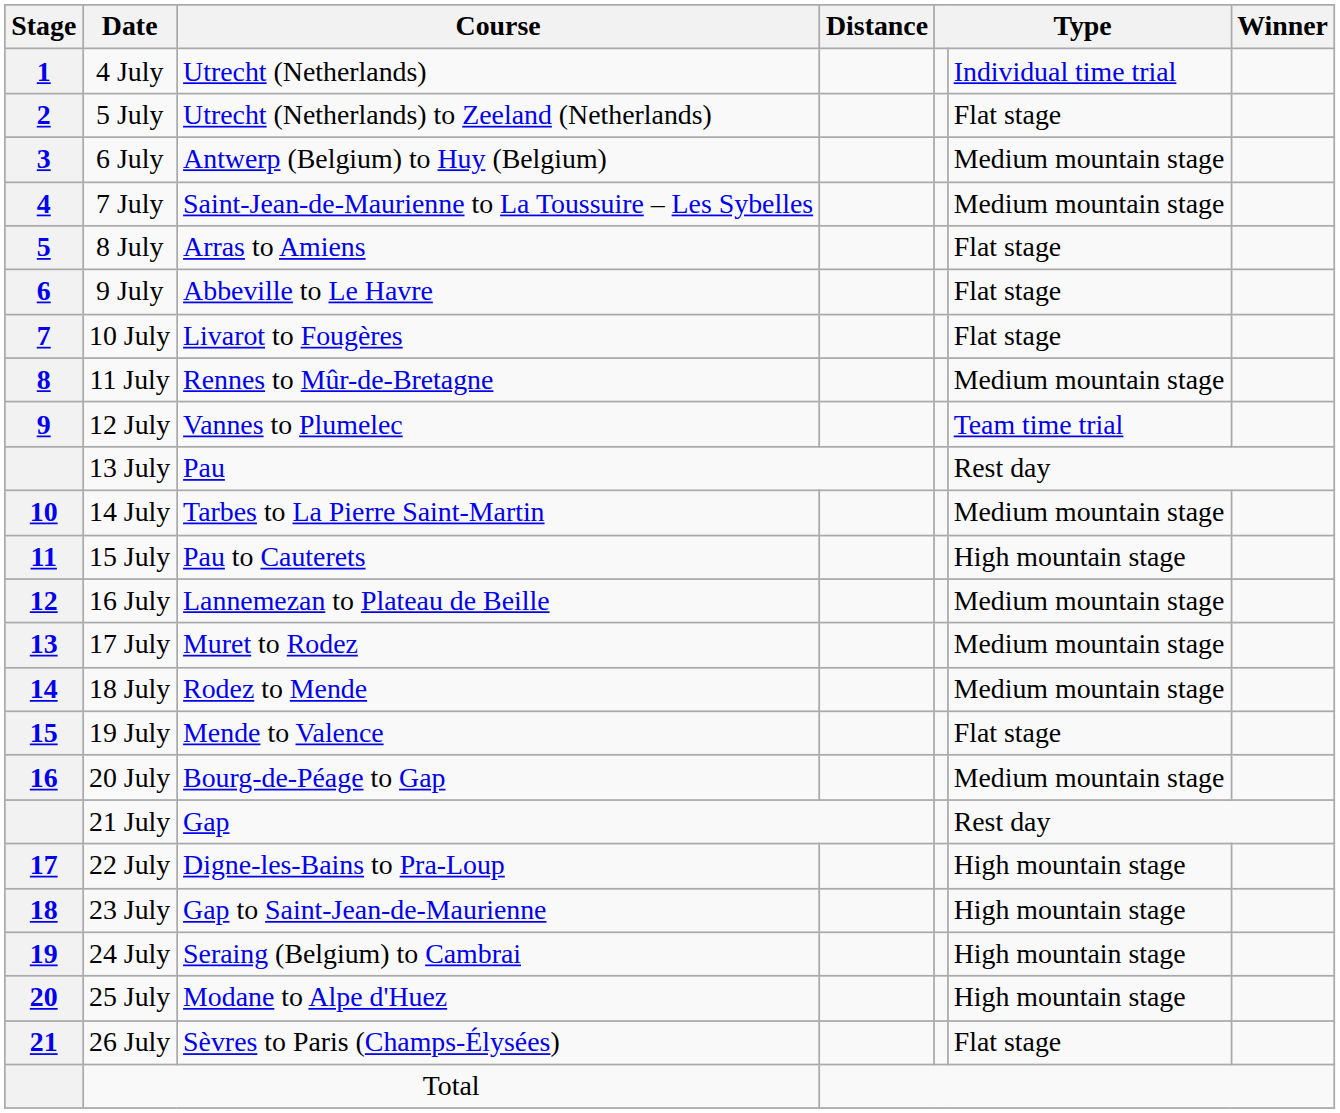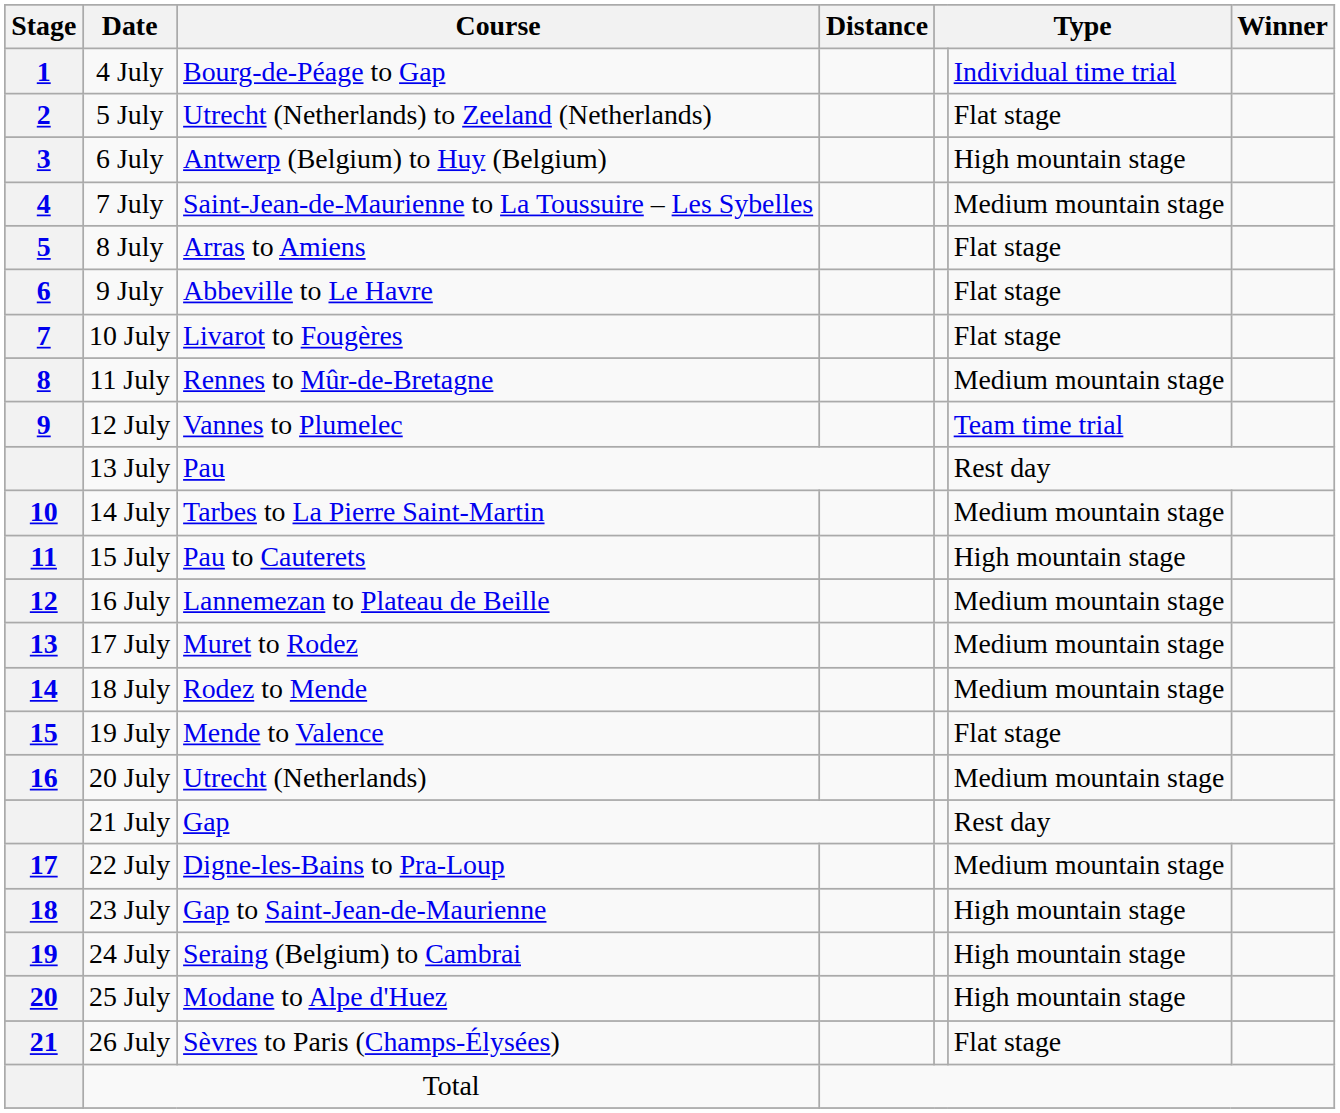(305, 70) Utrecht (Netherlands) -> (314, 70) Bourg-de-Péage to Gap
(1089, 159) Medium mountain stage -> (1070, 159) High mountain stage
(314, 777) Bourg-de-Péage to Gap -> (305, 777) Utrecht (Netherlands)
(1070, 865) High mountain stage -> (1089, 865) Medium mountain stage
